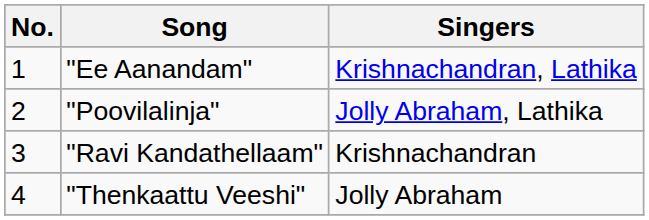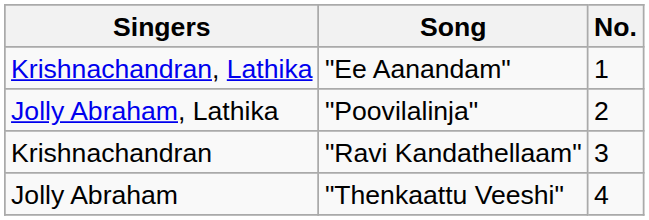columns swapped: (32, 26) <-> (486, 26)
